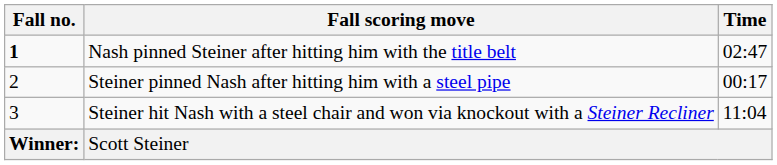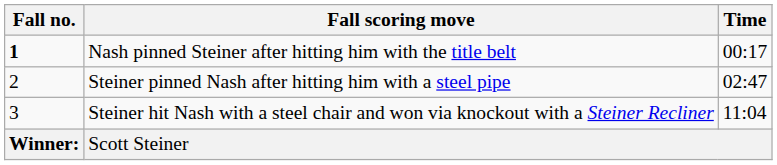(745, 50) 02:47 -> (745, 50) 00:17
(745, 81) 00:17 -> (745, 81) 02:47
